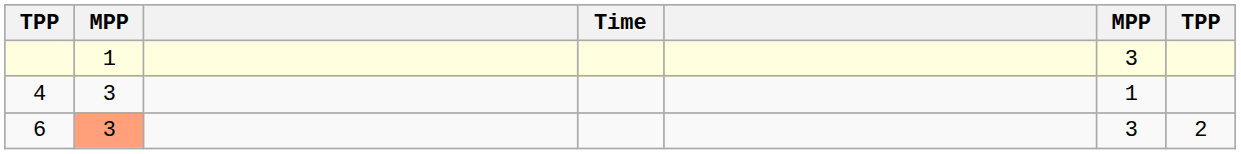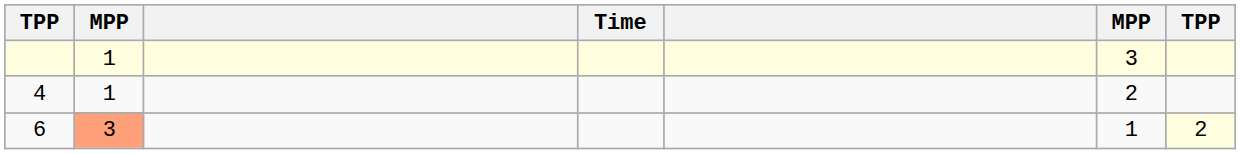(109, 94) 3 -> (109, 94) 1
(1131, 94) 1 -> (1131, 94) 2
(1131, 130) 3 -> (1131, 130) 1
(1201, 130) no background -> (1201, 130) lightyellow background
